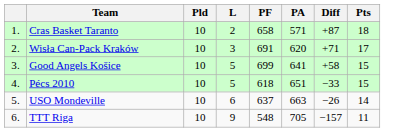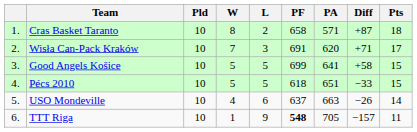+ column: (233, 13)
(265, 118) normal -> (298, 118) bold
